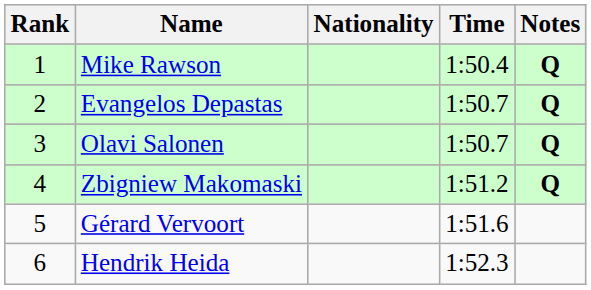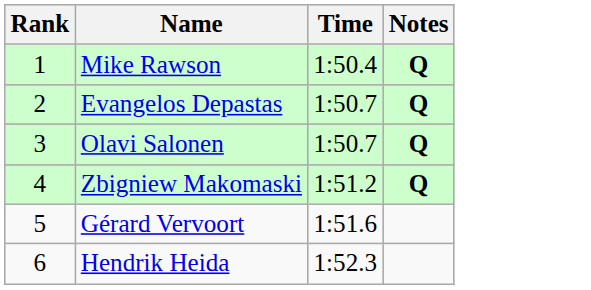- column: (374, 24)
